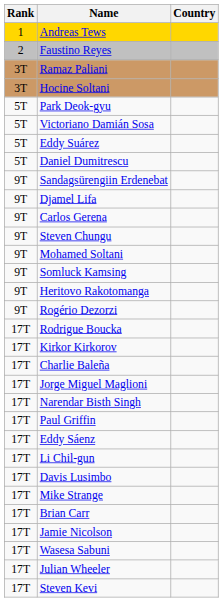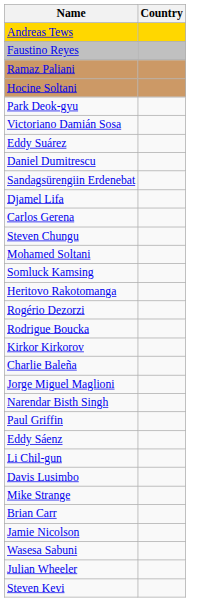- column: (21, 13)
